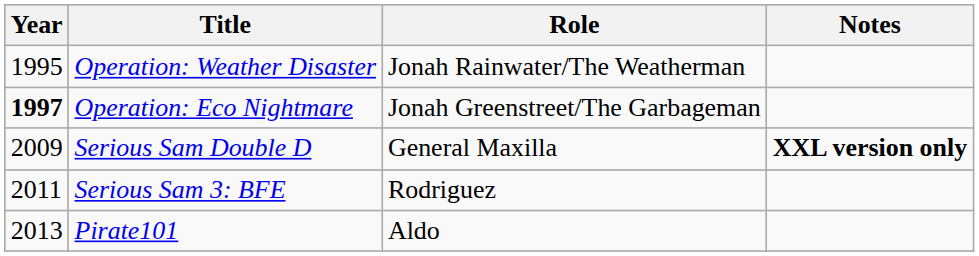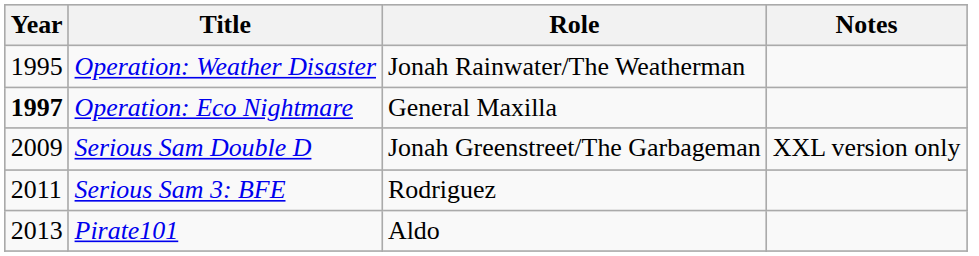(574, 107) Jonah Greenstreet/The Garbageman -> (473, 107) General Maxilla
(473, 148) General Maxilla -> (574, 148) Jonah Greenstreet/The Garbageman
(870, 148) bold -> (867, 148) normal
